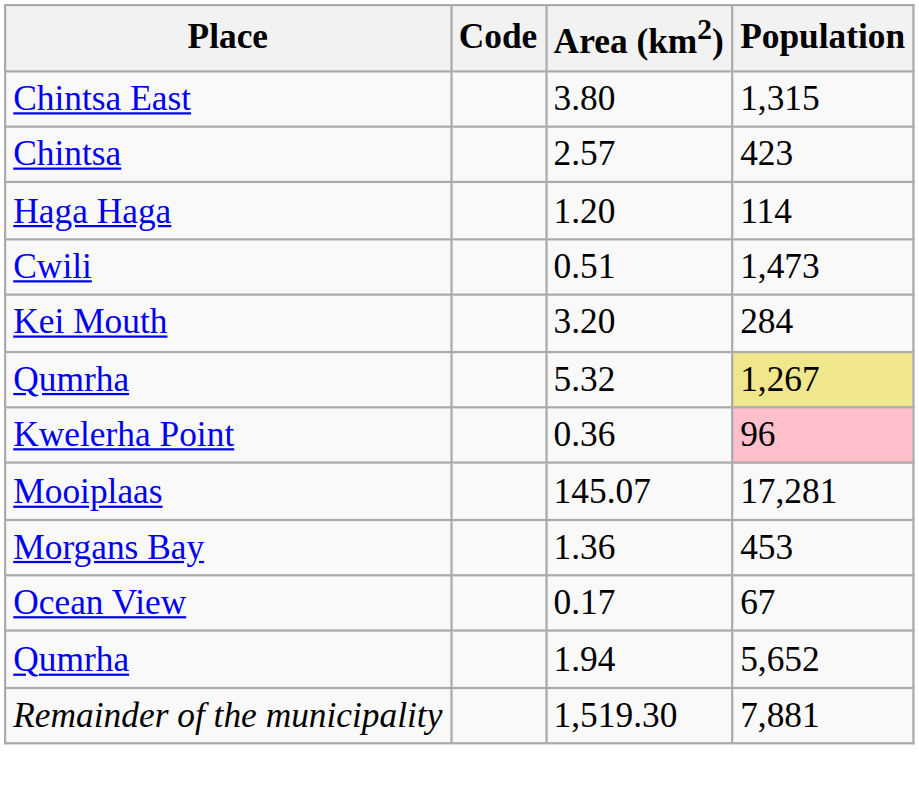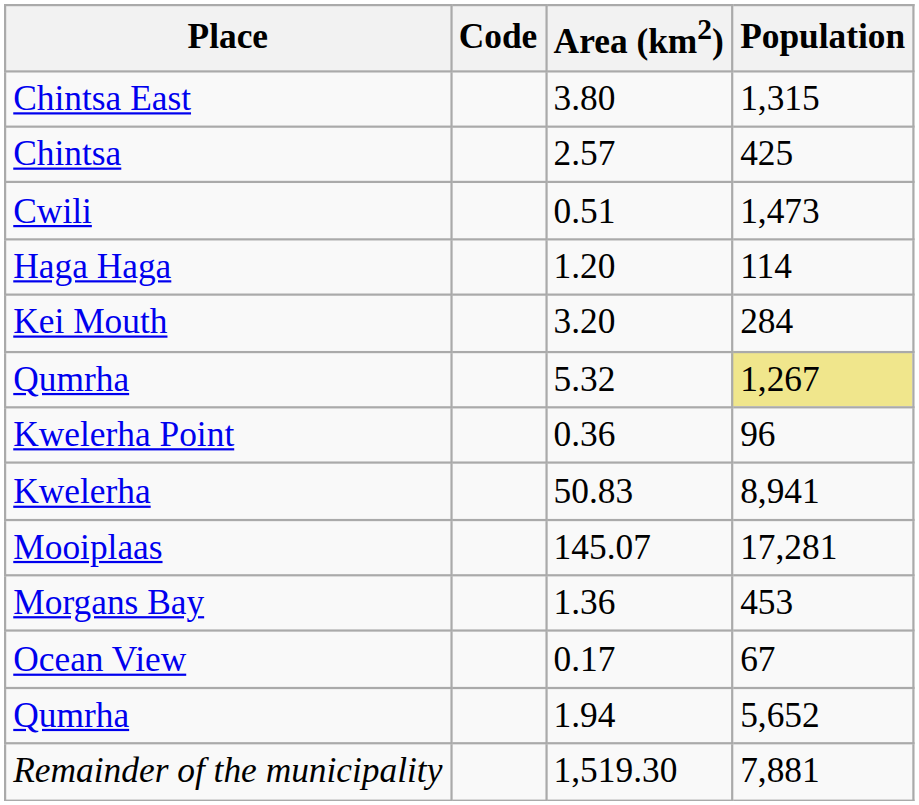(767, 154) 423 -> (767, 154) 425
rows swapped: (53, 266) <-> (92, 210)
(758, 434) pink background -> (758, 434) no background
+ row: (82, 490)
